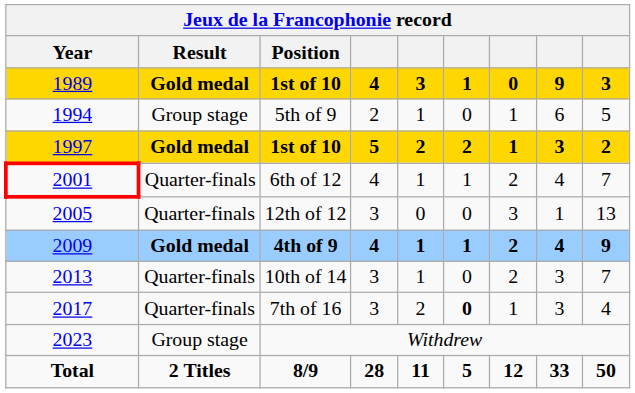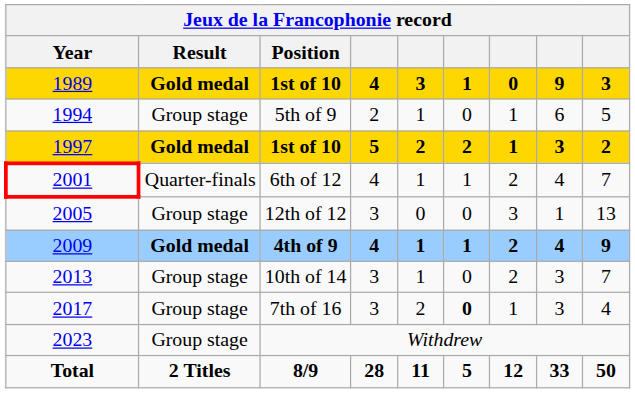(200, 213) Quarter-finals -> (200, 213) Group stage
(200, 276) Quarter-finals -> (200, 276) Group stage
(200, 308) Quarter-finals -> (200, 308) Group stage
